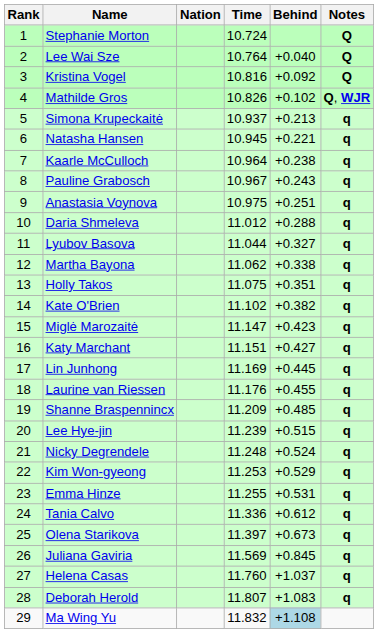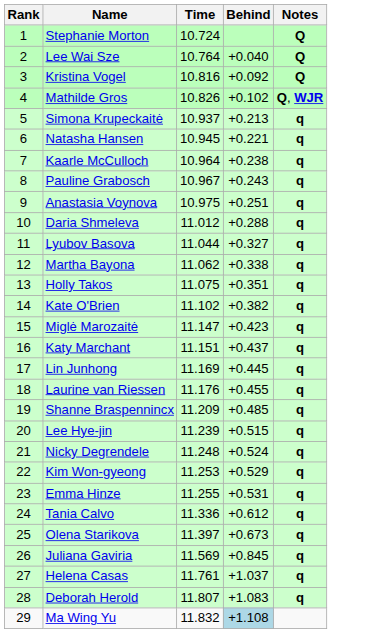- column: (200, 14)
(295, 347) +0.427 -> (248, 347) +0.437
(247, 576) 11.760 -> (200, 576) 11.761
